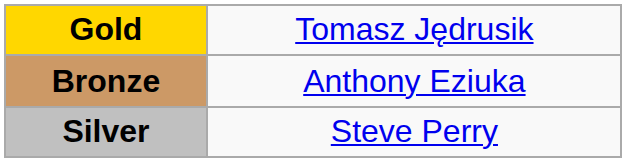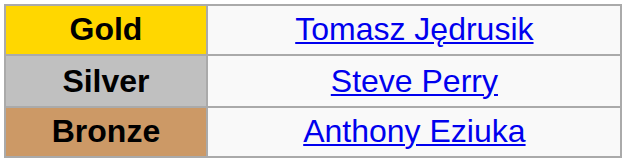rows swapped: (106, 131) <-> (106, 80)
